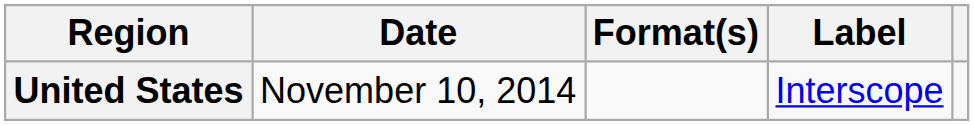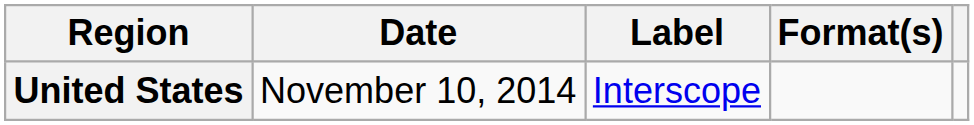columns swapped: (676, 33) <-> (860, 33)
